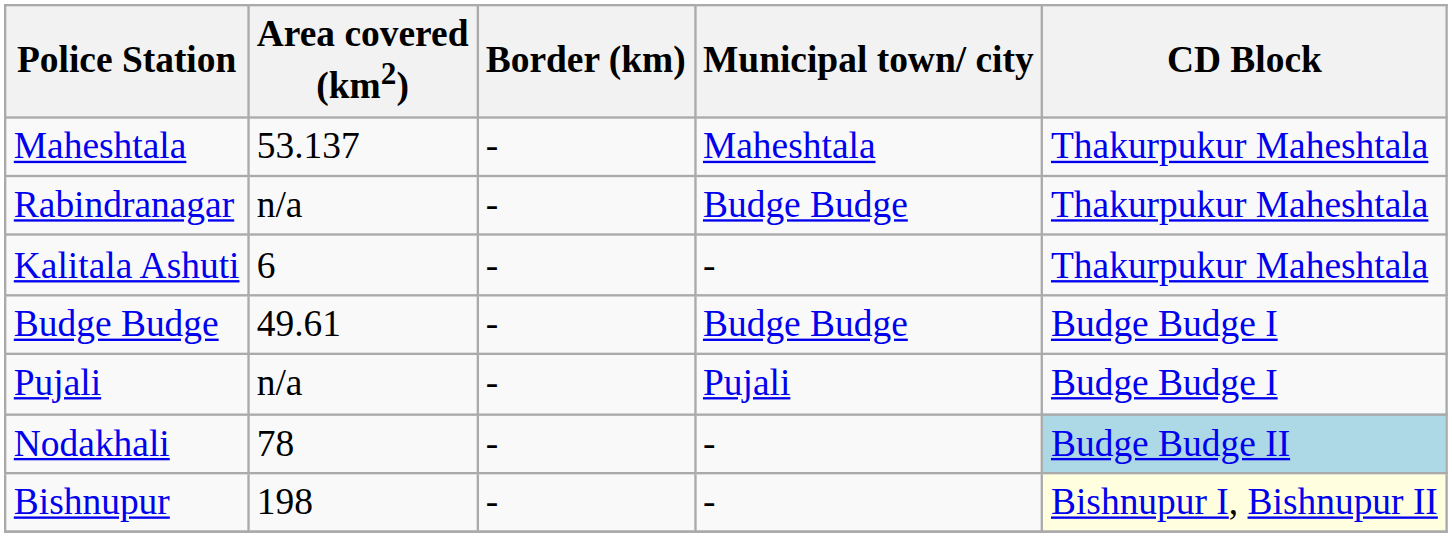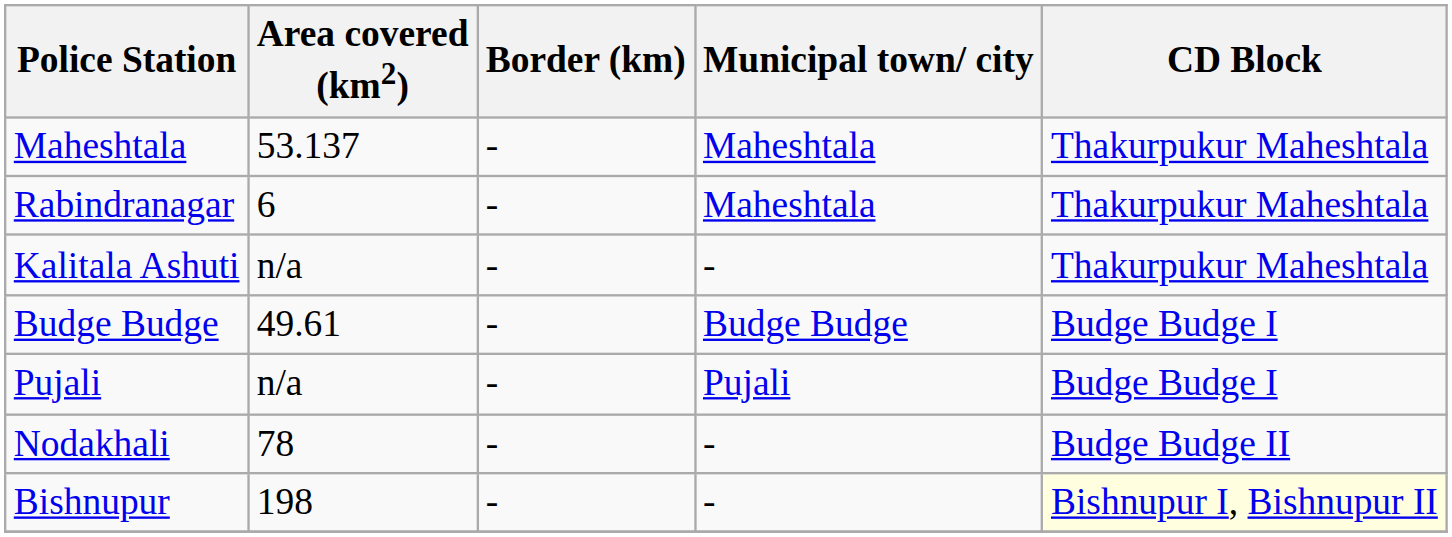(280, 205) n/a -> (266, 205) 6
(805, 205) Budge Budge -> (789, 205) Maheshtala
(266, 264) 6 -> (280, 264) n/a
(1171, 442) lightblue background -> (1171, 442) no background
